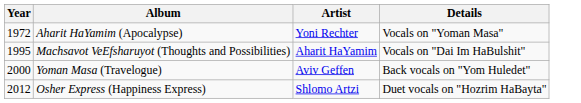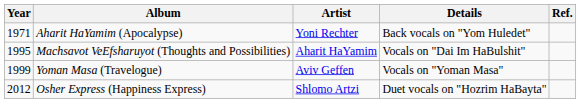+ column: (562, 13)
(19, 32) 1972 -> (19, 32) 1971
(443, 32) Vocals on "Yoman Masa" -> (456, 32) Back vocals on "Yom Huledet"
(19, 70) 2000 -> (19, 70) 1999
(456, 70) Back vocals on "Yom Huledet" -> (443, 70) Vocals on "Yoman Masa"
